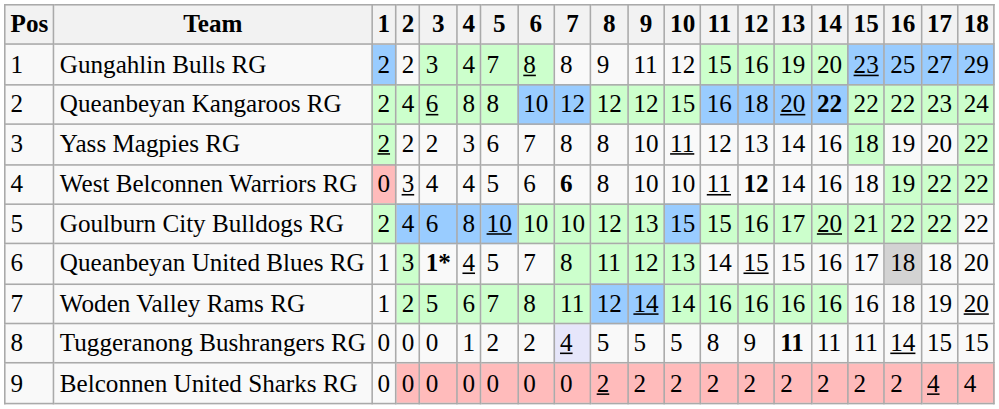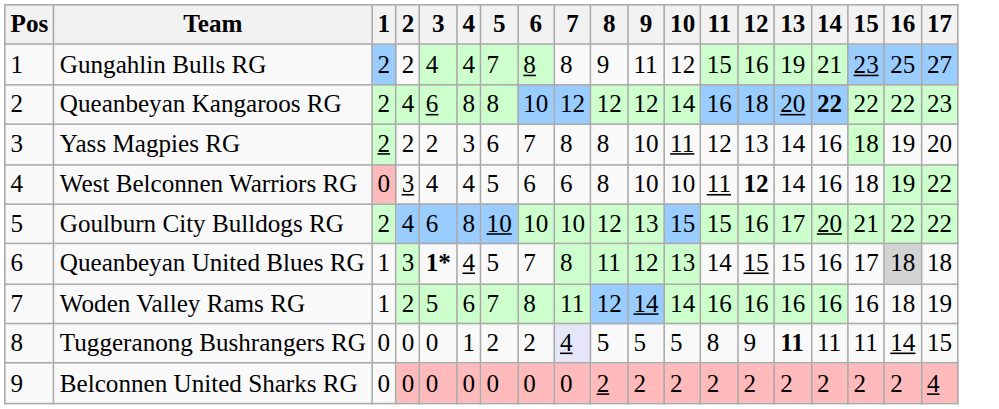- column: (976, 24)
(432, 64) 3 -> (432, 64) 4
(829, 64) 20 -> (829, 64) 21
(683, 104) 15 -> (683, 104) 14
(566, 183) bold -> (566, 183) normal
